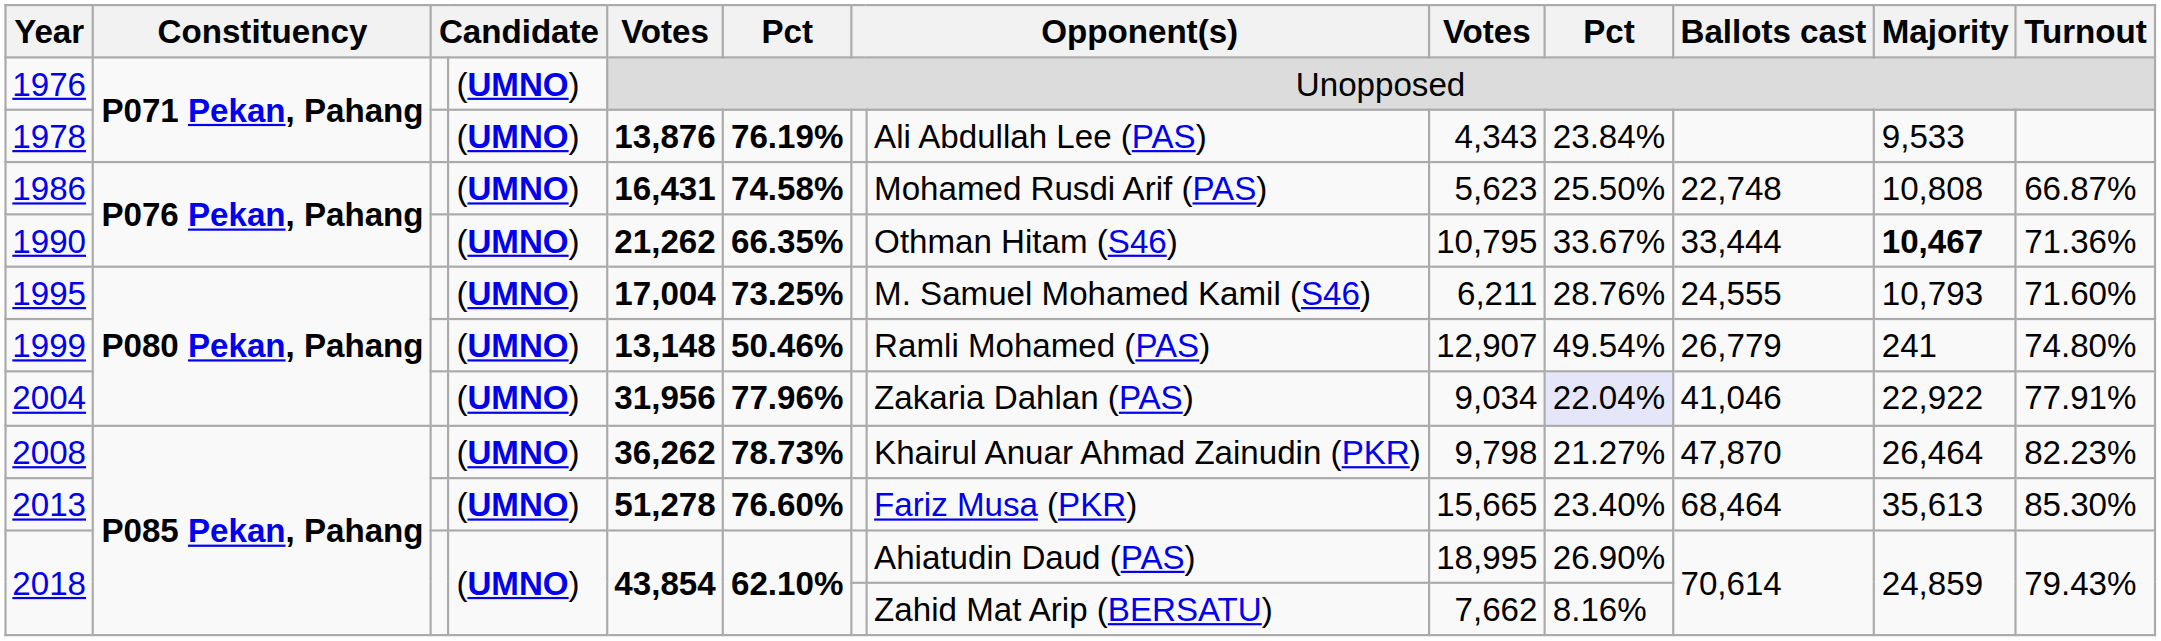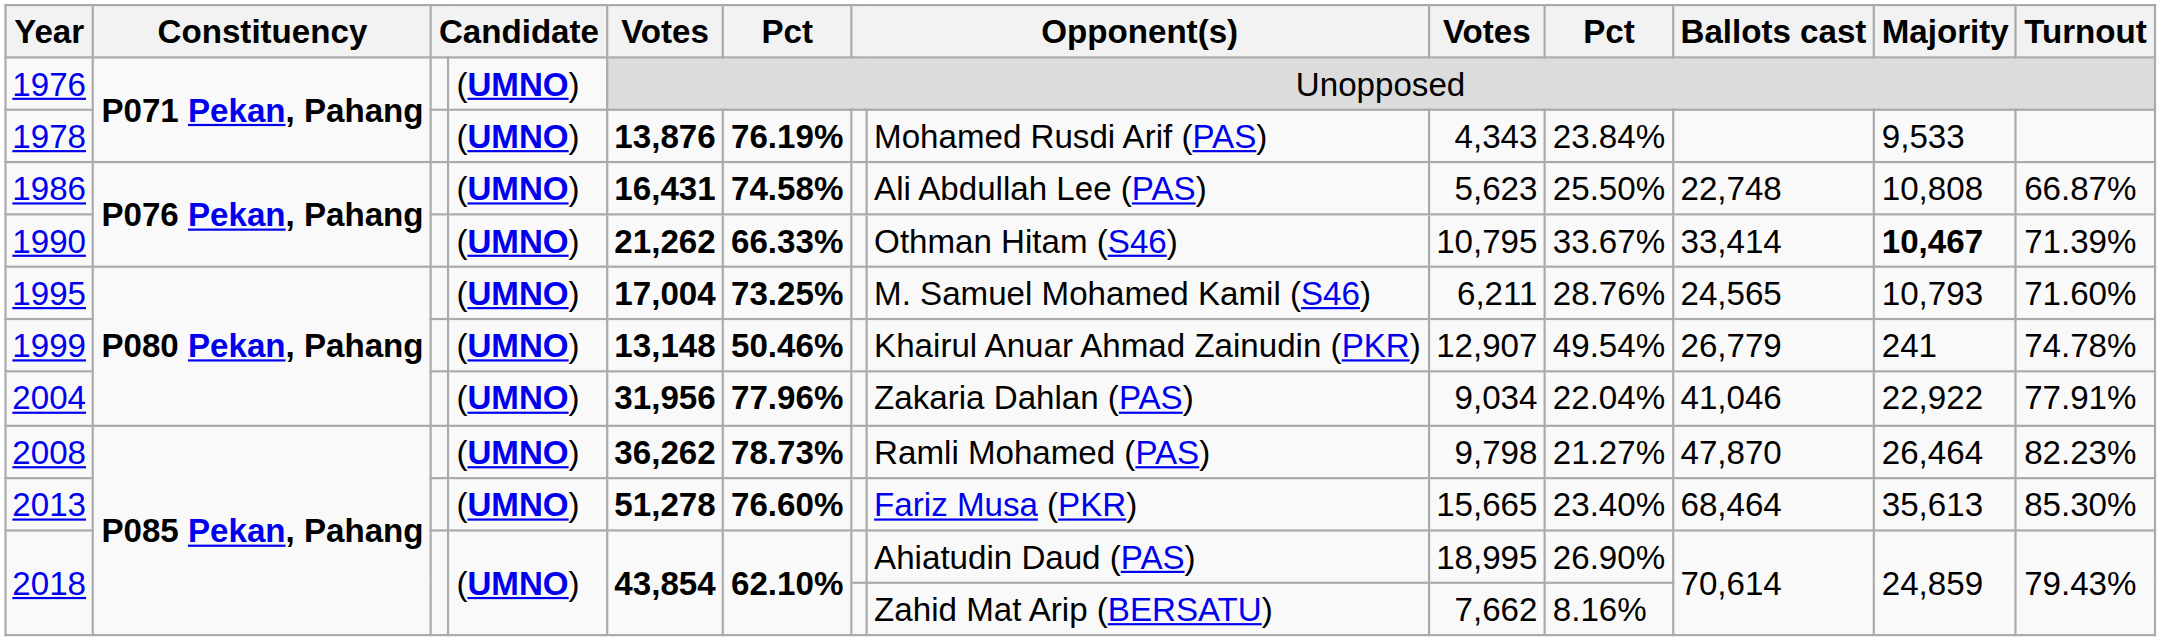(1040, 136) Ali Abdullah Lee (PAS) -> (1071, 136) Mohamed Rusdi Arif (PAS)
(1071, 189) Mohamed Rusdi Arif (PAS) -> (1040, 189) Ali Abdullah Lee (PAS)
(787, 241) 66.35% -> (787, 241) 66.33%
(1731, 241) 33,444 -> (1731, 241) 33,414
(2080, 241) 71.36% -> (2080, 241) 71.39%
(1731, 294) 24,555 -> (1731, 294) 24,565
(1042, 346) Ramli Mohamed (PAS) -> (1147, 346) Khairul Anuar Ahmad Zainudin (PKR)
(2080, 346) 74.80% -> (2080, 346) 74.78%
(1609, 399) lavender background -> (1609, 399) no background
(1147, 451) Khairul Anuar Ahmad Zainudin (PKR) -> (1042, 451) Ramli Mohamed (PAS)
